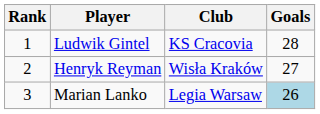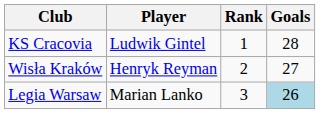columns swapped: (27, 17) <-> (216, 17)
